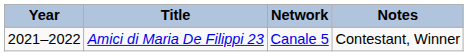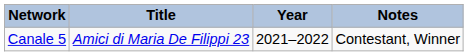columns swapped: (44, 16) <-> (300, 16)
